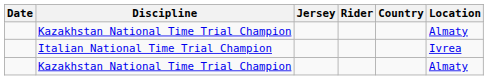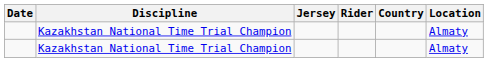- row: (20, 48)
